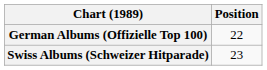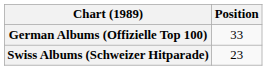(237, 34) 22 -> (237, 34) 33
